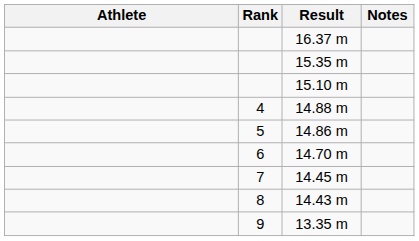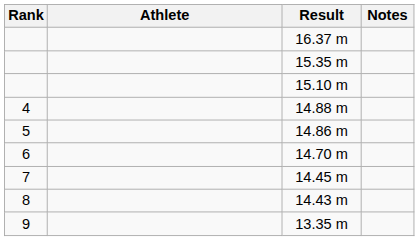columns swapped: (260, 16) <-> (122, 16)
